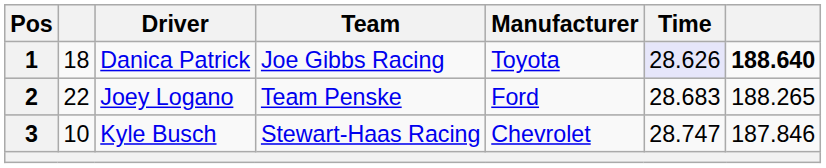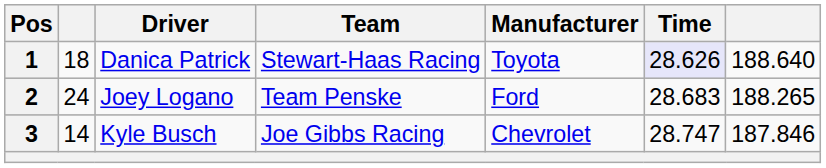(353, 60) Joe Gibbs Racing -> (371, 60) Stewart-Haas Racing
(773, 60) bold -> (773, 60) normal
(77, 97) 22 -> (77, 97) 24
(77, 134) 10 -> (77, 134) 14
(371, 134) Stewart-Haas Racing -> (353, 134) Joe Gibbs Racing
